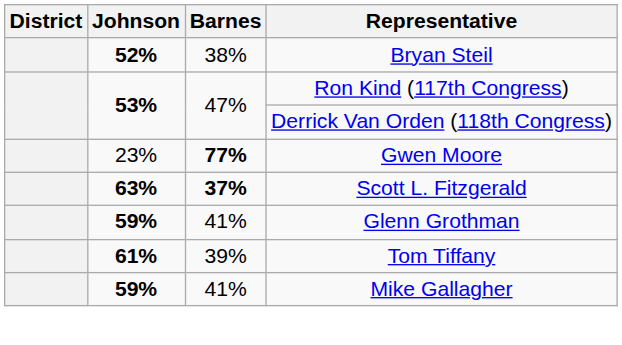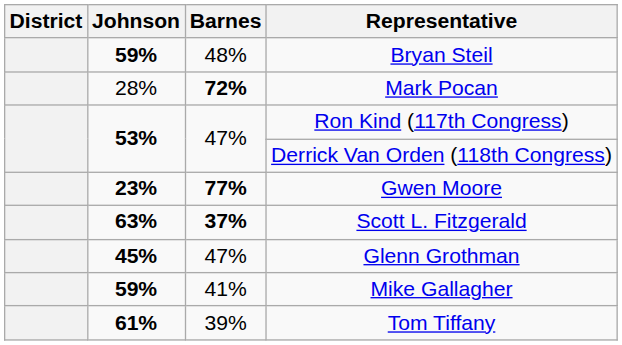(136, 54) 52% -> (136, 54) 59%
(226, 54) 38% -> (226, 54) 48%
+ row: (442, 88)
(136, 155) normal -> (136, 188) bold
(136, 222) 59% -> (136, 255) 45%
(226, 222) 41% -> (226, 255) 47%
rows swapped: (442, 255) <-> (442, 289)
